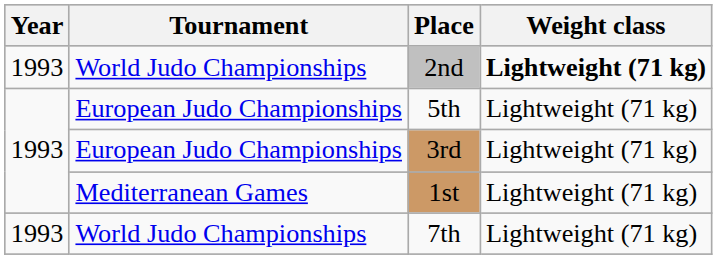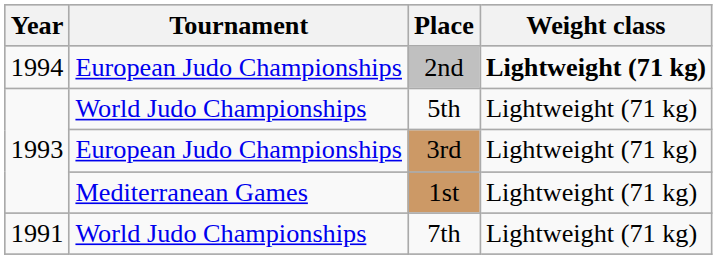(37, 66) 1993 -> (37, 66) 1994
(221, 66) World Judo Championships -> (239, 66) European Judo Championships
(239, 108) European Judo Championships -> (221, 108) World Judo Championships
(37, 233) 1993 -> (37, 233) 1991
